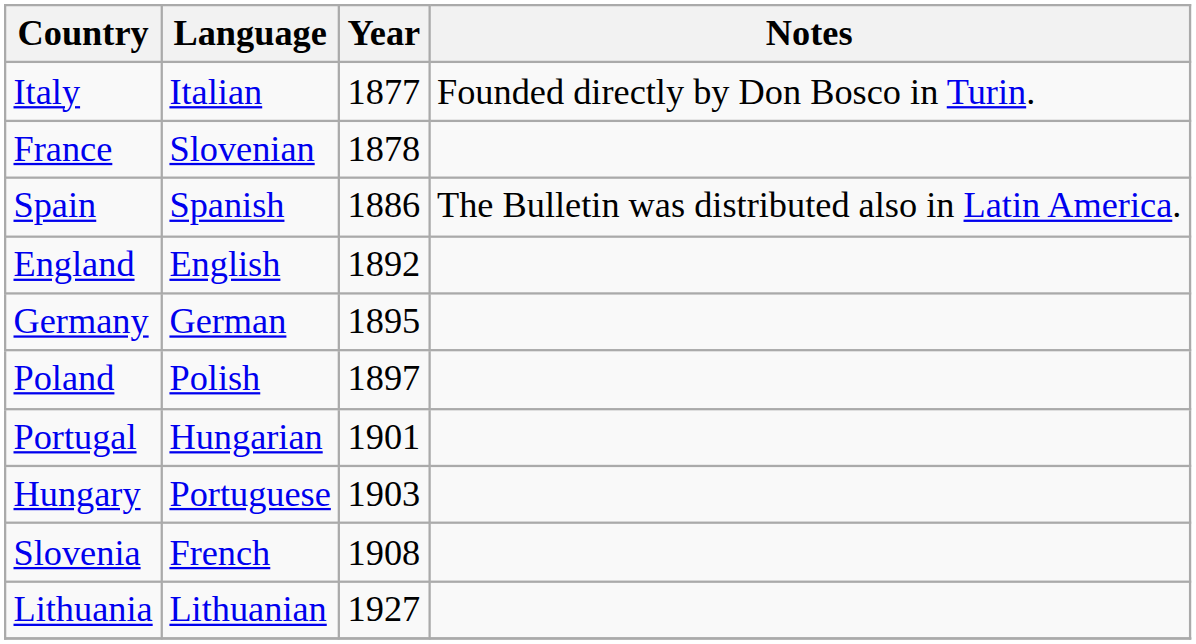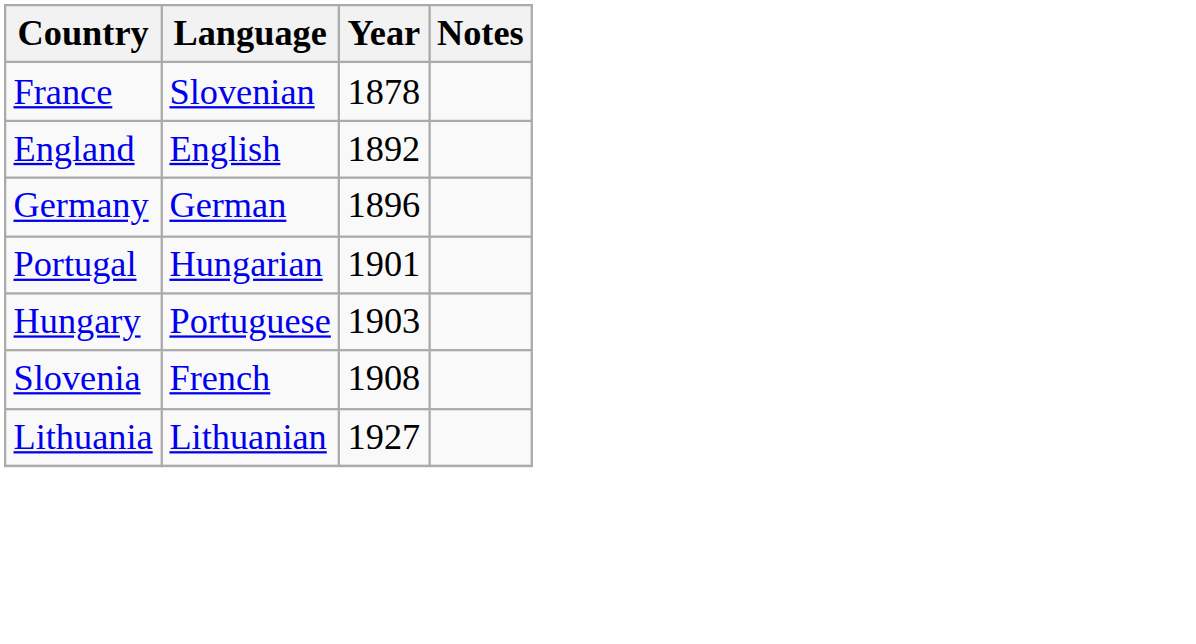- row: (47, 90)
- row: (55, 206)
(384, 321) 1895 -> (384, 206) 1896
- row: (64, 378)
